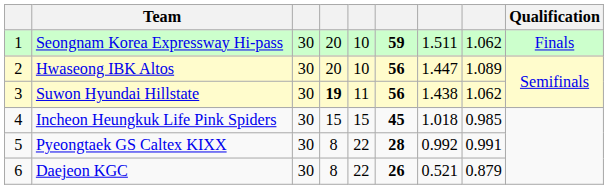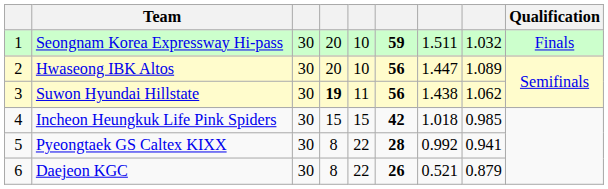(484, 42) 1.062 -> (484, 42) 1.032
(396, 119) 45 -> (396, 119) 42
(484, 145) 0.991 -> (484, 145) 0.941
